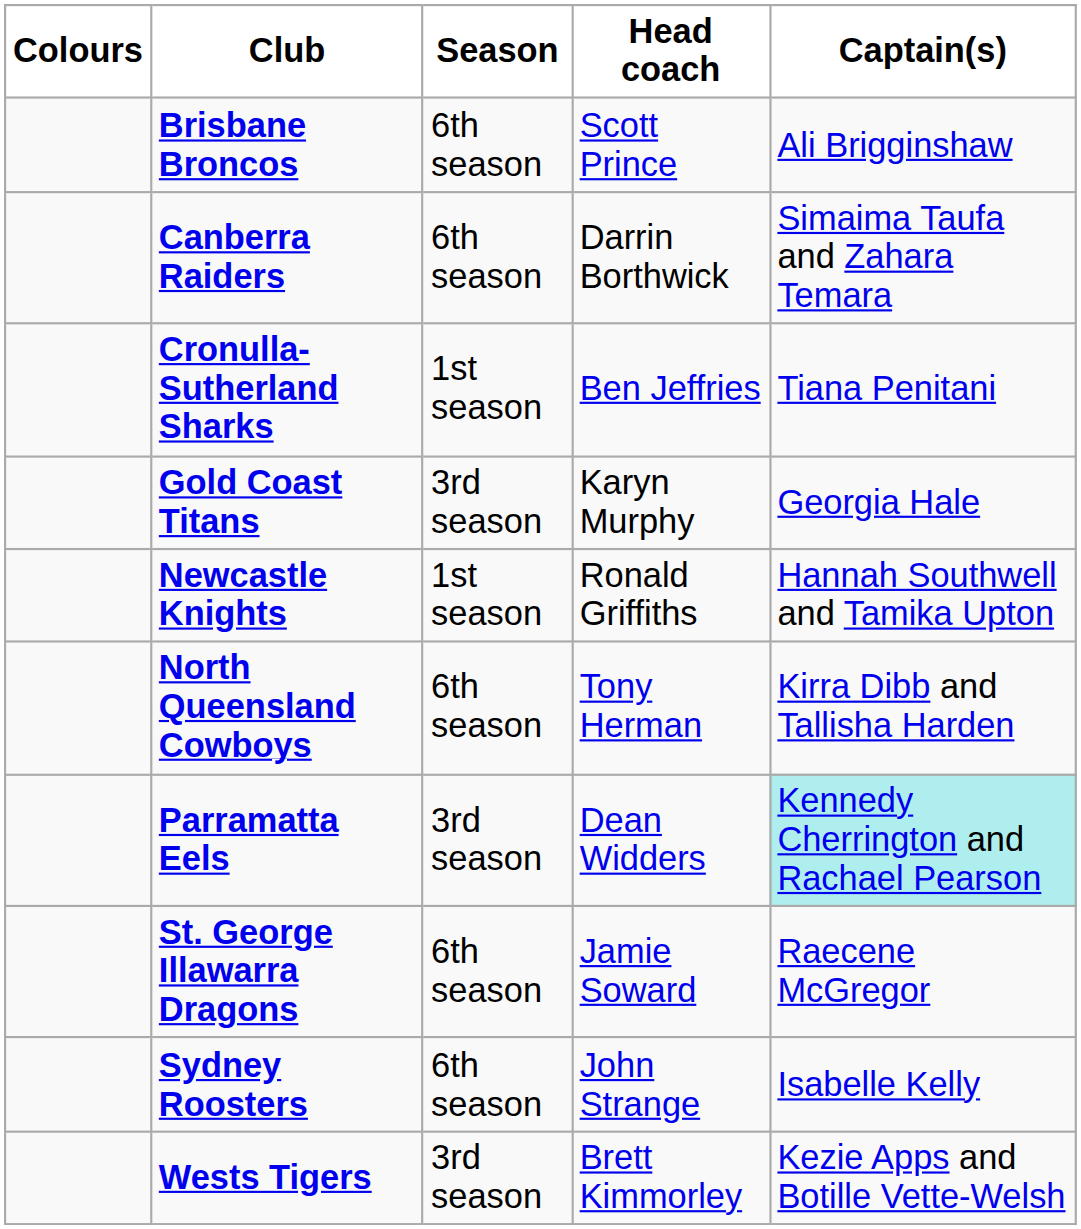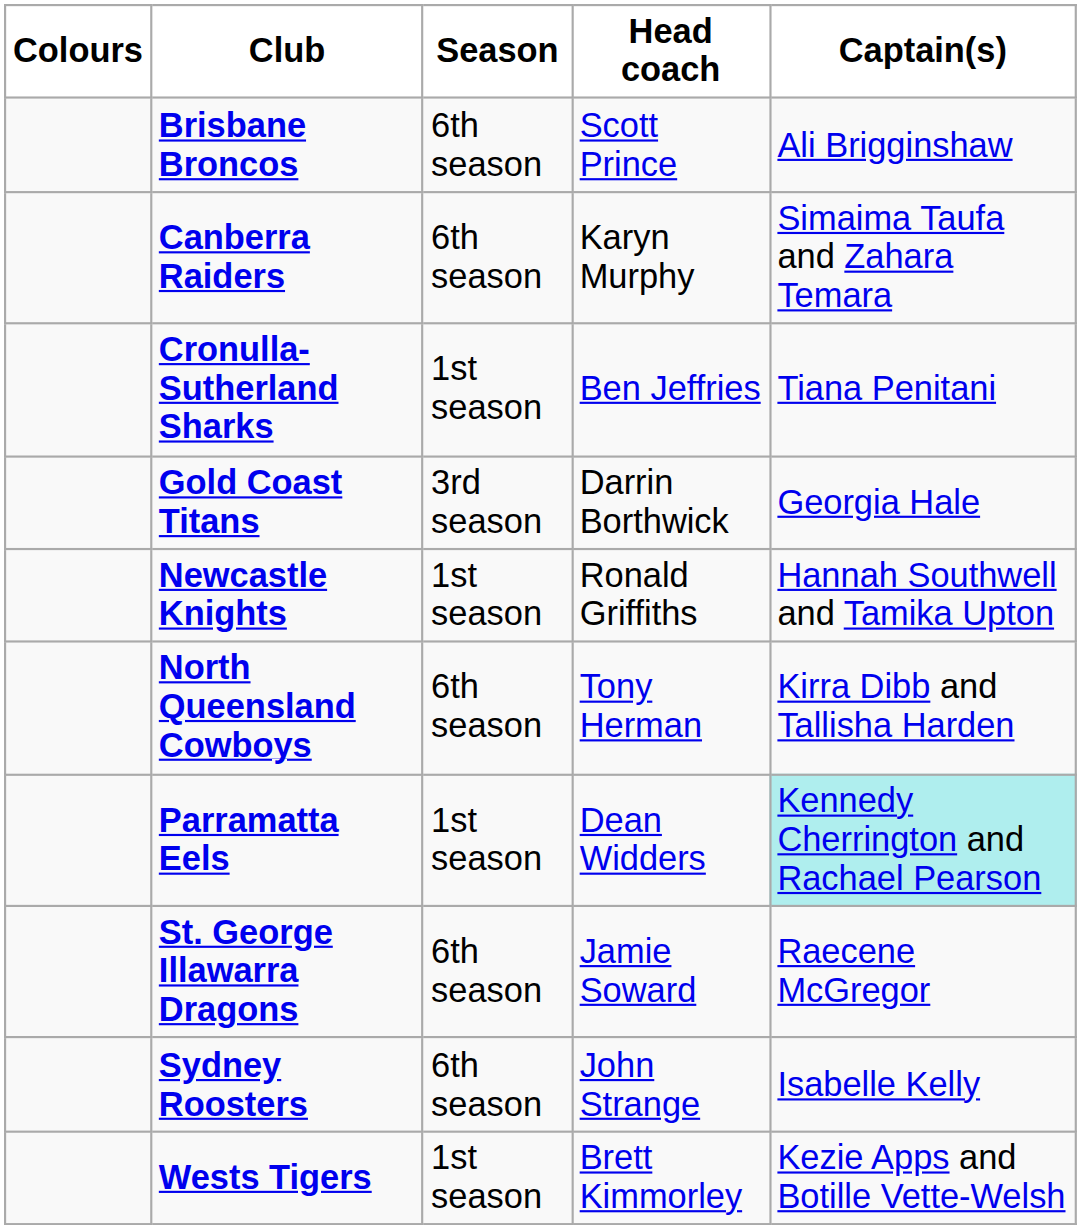(654, 256) Darrin Borthwick -> (637, 256) Karyn Murphy
(637, 501) Karyn Murphy -> (654, 501) Darrin Borthwick
(487, 839) 3rd season -> (487, 839) 1st season
(487, 1177) 3rd season -> (487, 1177) 1st season
